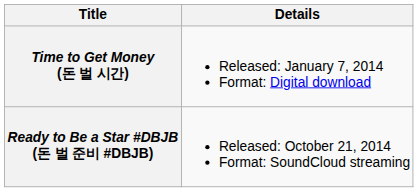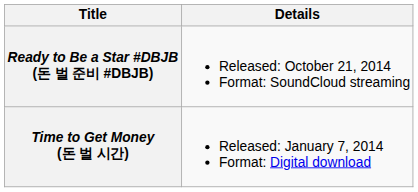rows swapped: (93, 65) <-> (93, 145)
